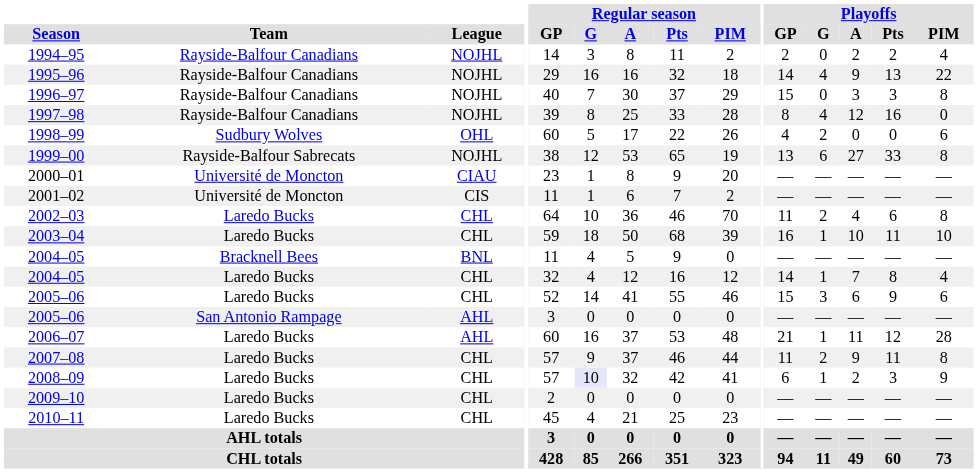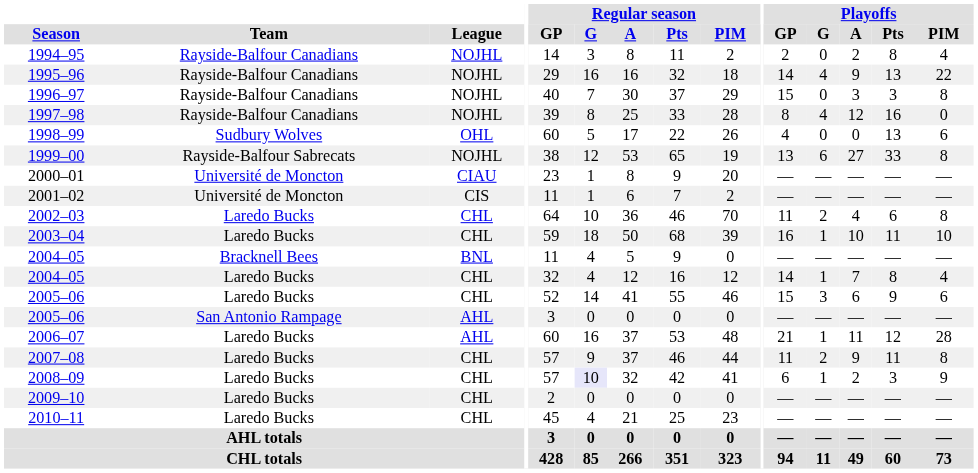(893, 54) 2 -> (893, 54) 8
(823, 135) 2 -> (823, 135) 0
(893, 135) 0 -> (893, 135) 13
